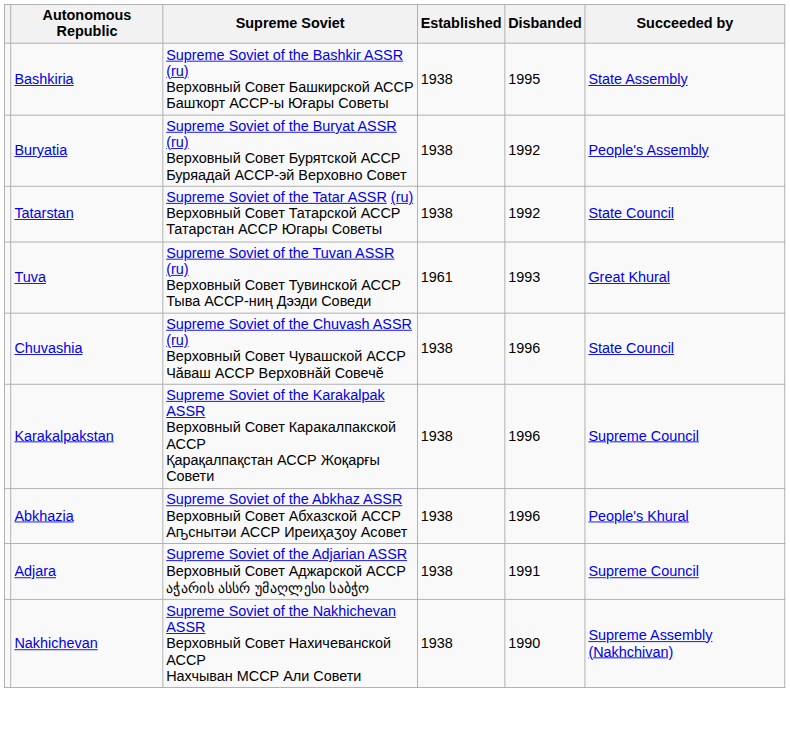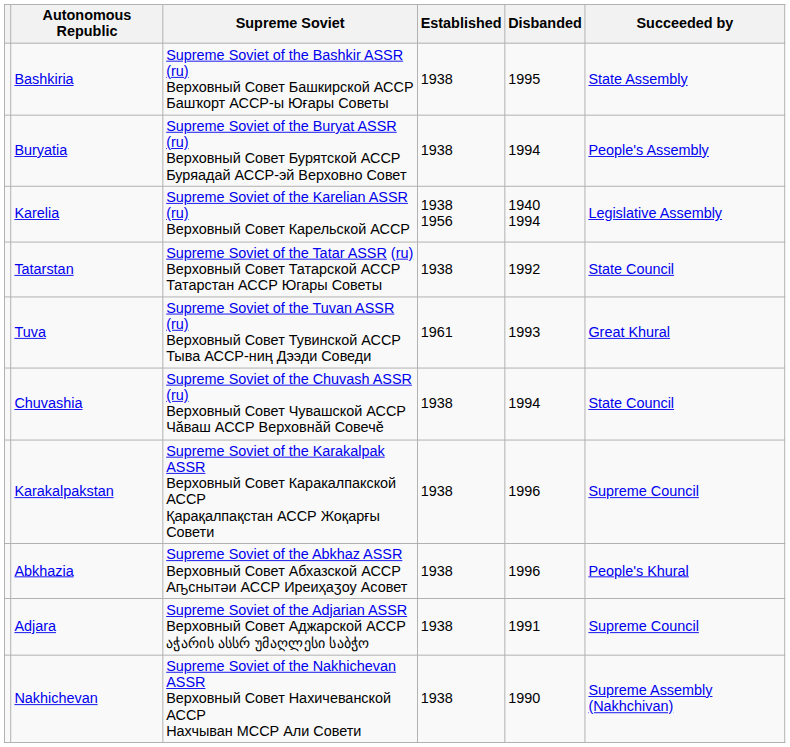(524, 150) 1992 -> (524, 150) 1994
+ row: (37, 214)
(524, 348) 1996 -> (524, 404) 1994
